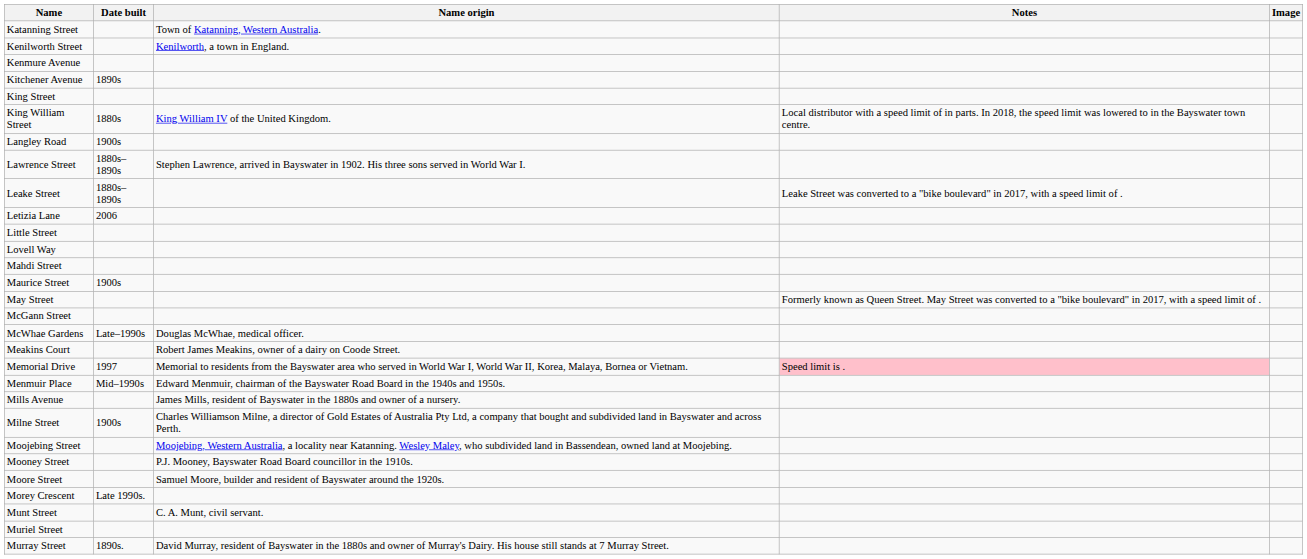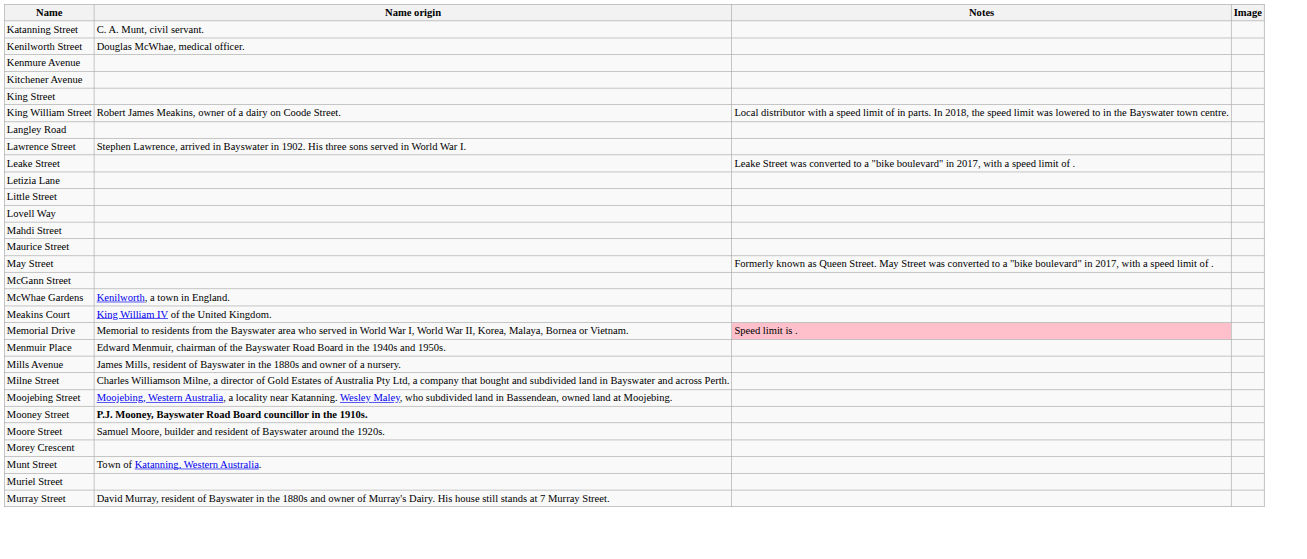- column: (124, 12)
(238, 29) Town of Katanning, Western Australia. -> (150, 29) C. A. Munt, civil servant.
(223, 46) Kenilworth, a town in England. -> (171, 46) Douglas McWhae, medical officer.
(243, 119) King William IV of the United Kingdom. -> (219, 113) Robert James Meakins, owner of a dairy on Coode Street.
(230, 333) Douglas McWhae, medical officer. -> (163, 297) Kenilworth, a town in England.
(278, 349) Robert James Meakins, owner of a dairy on Coode Street. -> (184, 314) King William IV of the United Kingdom.
(284, 462) normal -> (232, 414) bold
(210, 512) C. A. Munt, civil servant. -> (179, 465) Town of Katanning, Western Australia.
